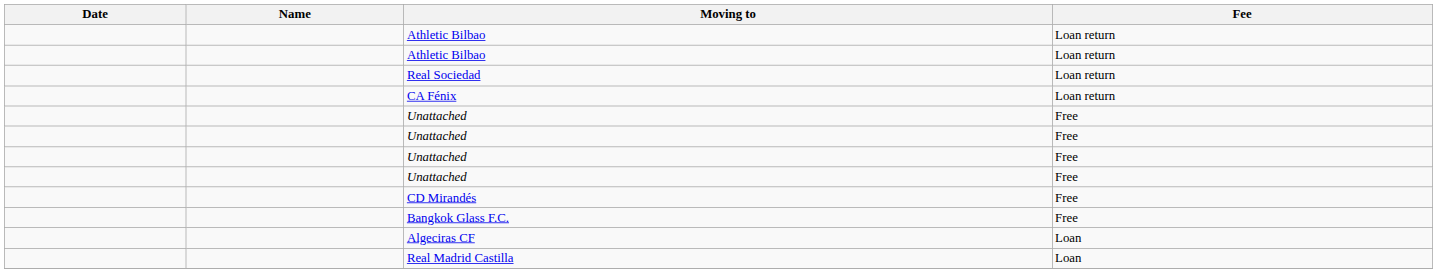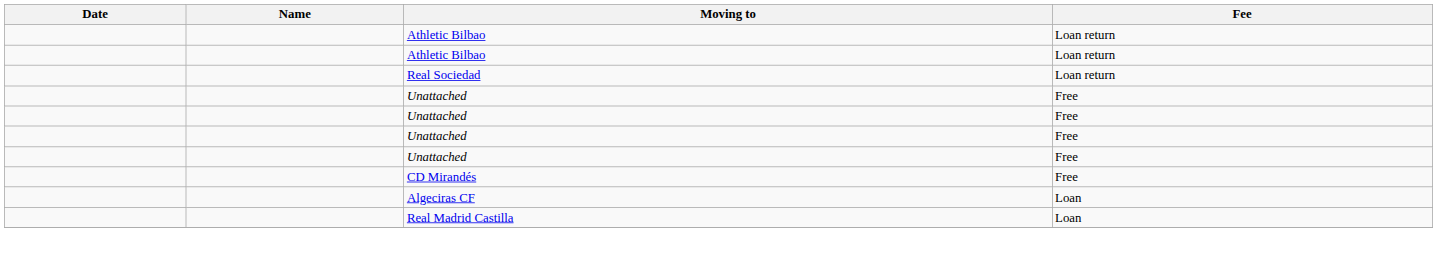- row: (432, 95)
- row: (458, 217)
